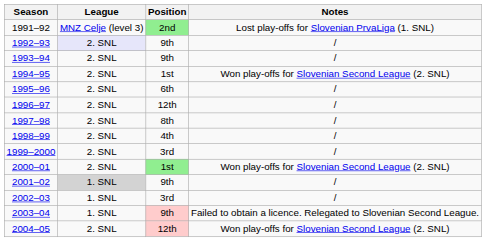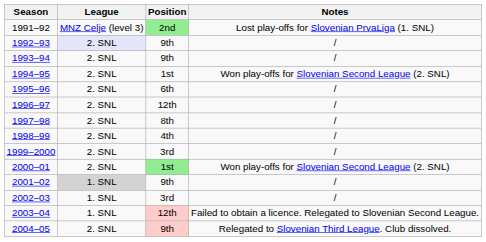(167, 213) 9th -> (167, 213) 12th
(167, 228) 12th -> (167, 228) 9th
(335, 228) Won play-offs for Slovenian Second League (2. SNL) -> (335, 228) Relegated to Slovenian Third League. Club dissolved.
